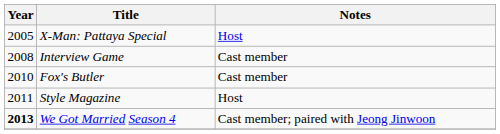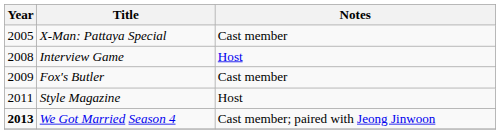(230, 35) Host -> (253, 35) Cast member
(253, 56) Cast member -> (230, 56) Host
(21, 77) 2010 -> (21, 77) 2009
